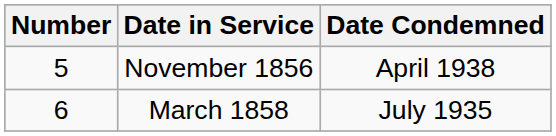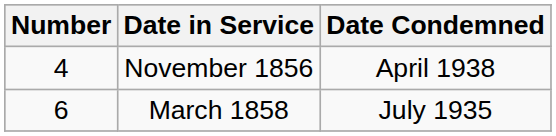(61, 67) 5 -> (61, 67) 4
